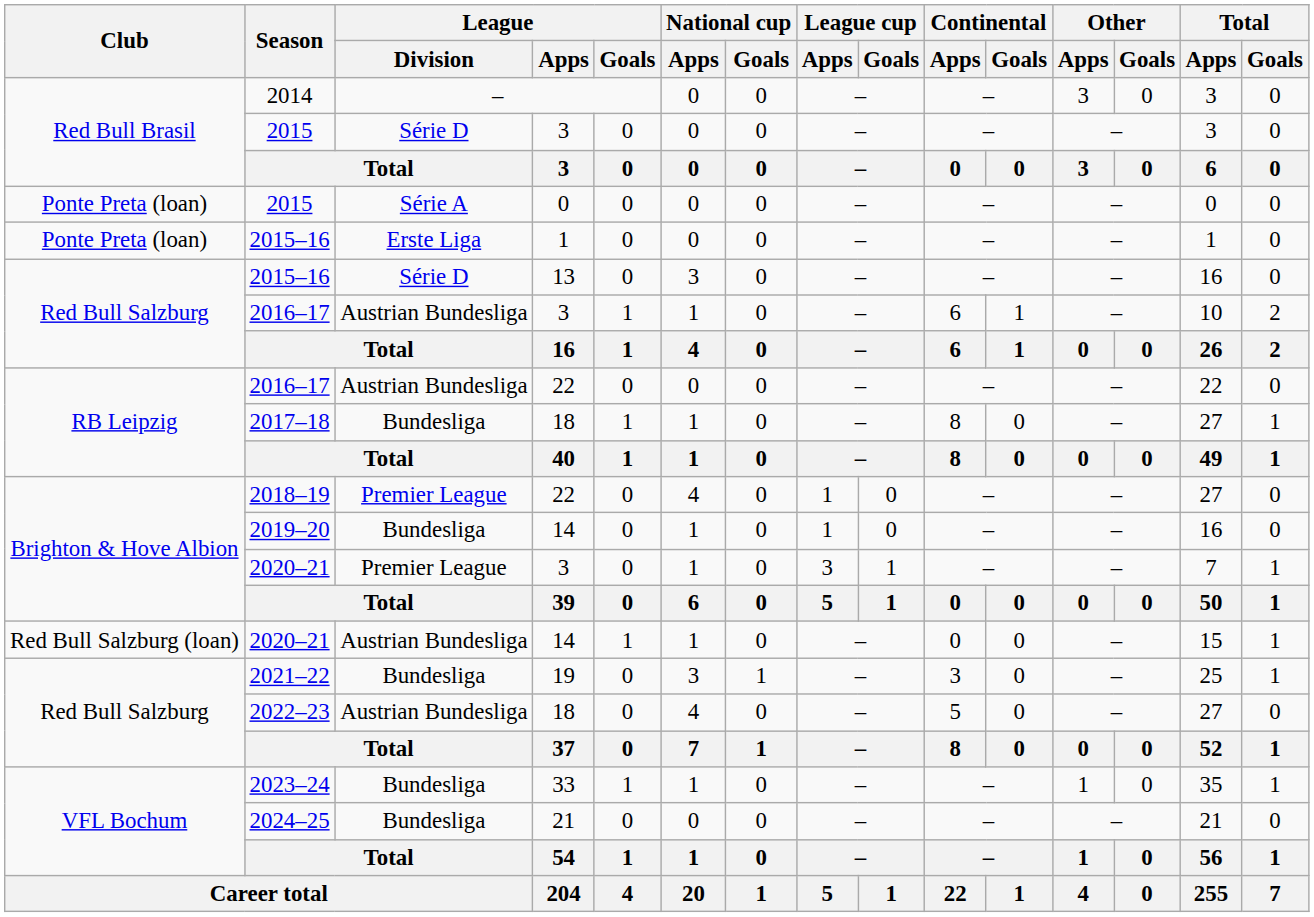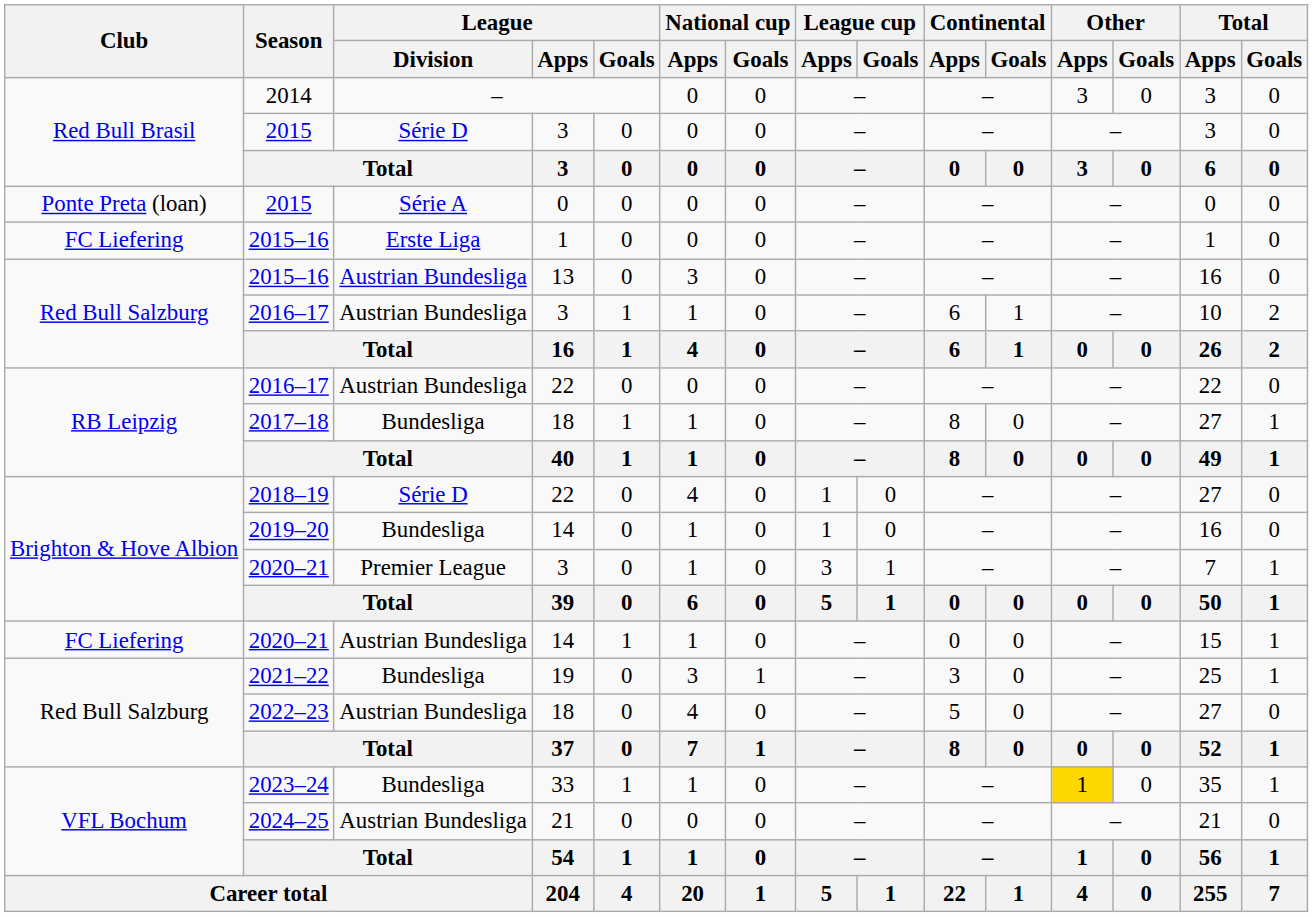(124, 240) Ponte Preta (loan) -> (124, 240) FC Liefering
(434, 276) Série D -> (433, 276) Austrian Bundesliga
(434, 494) Premier League -> (433, 494) Série D
(124, 639) Red Bull Salzburg (loan) -> (124, 639) FC Liefering
(1083, 784) no background -> (1082, 784) gold background
(434, 820) Bundesliga -> (433, 820) Austrian Bundesliga
